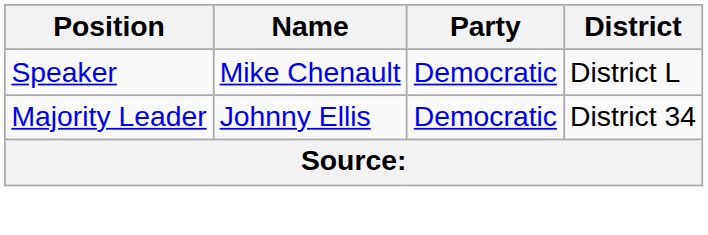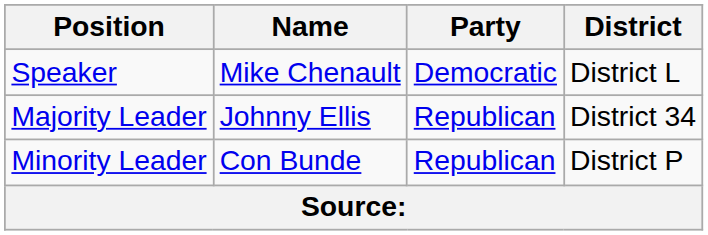(485, 116) Democratic -> (485, 116) Republican
+ row: (109, 161)
